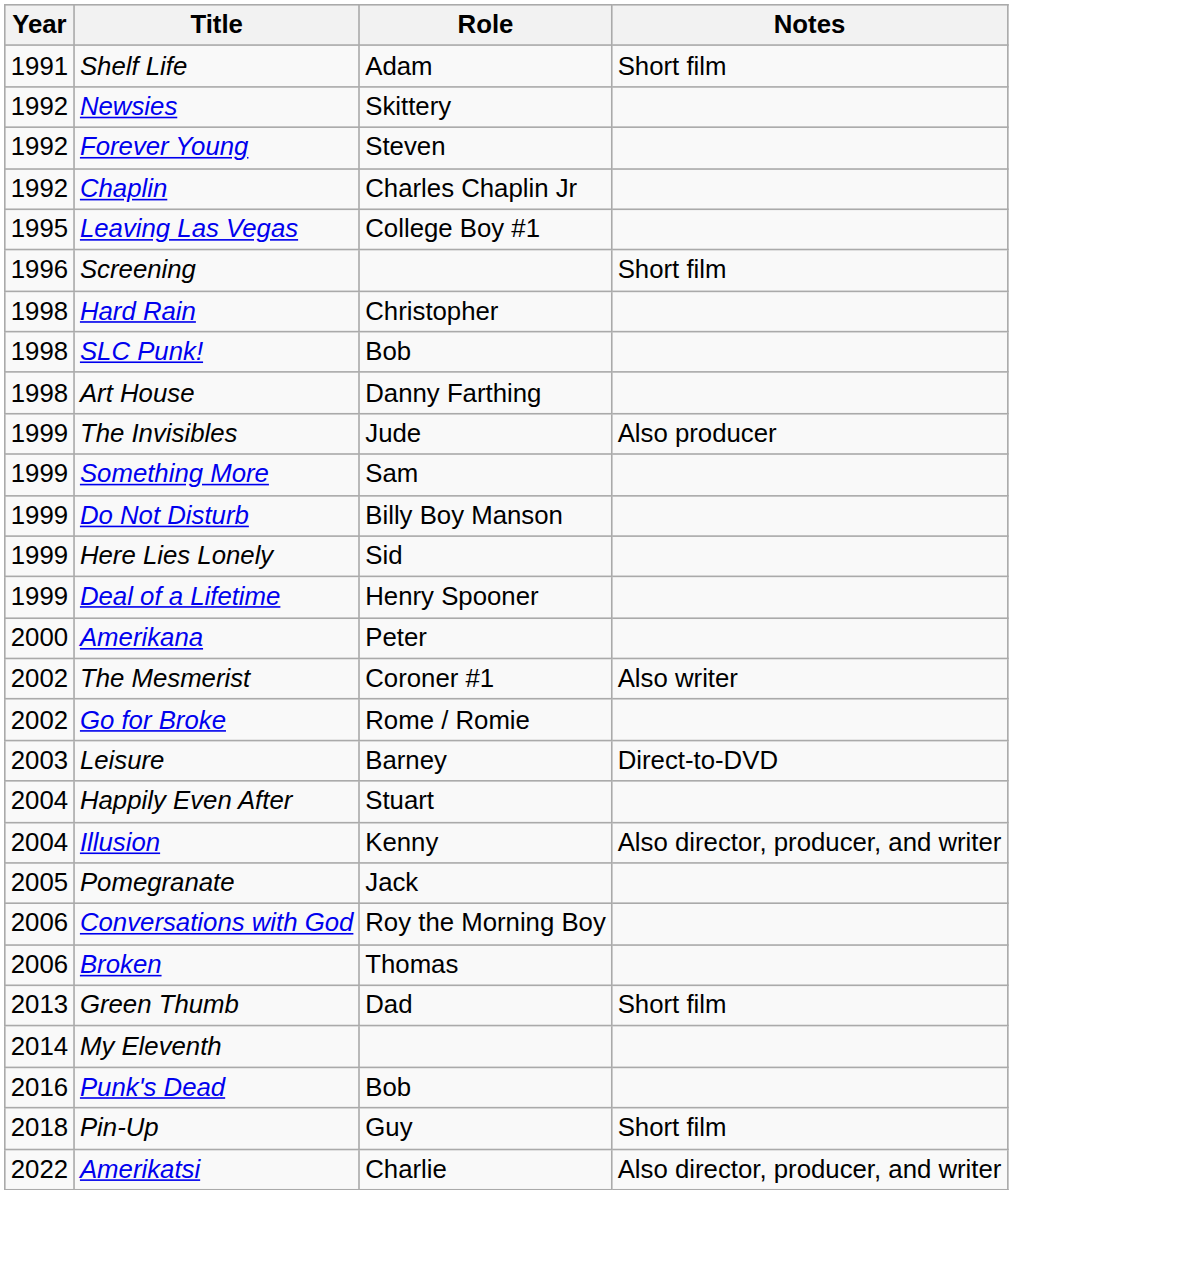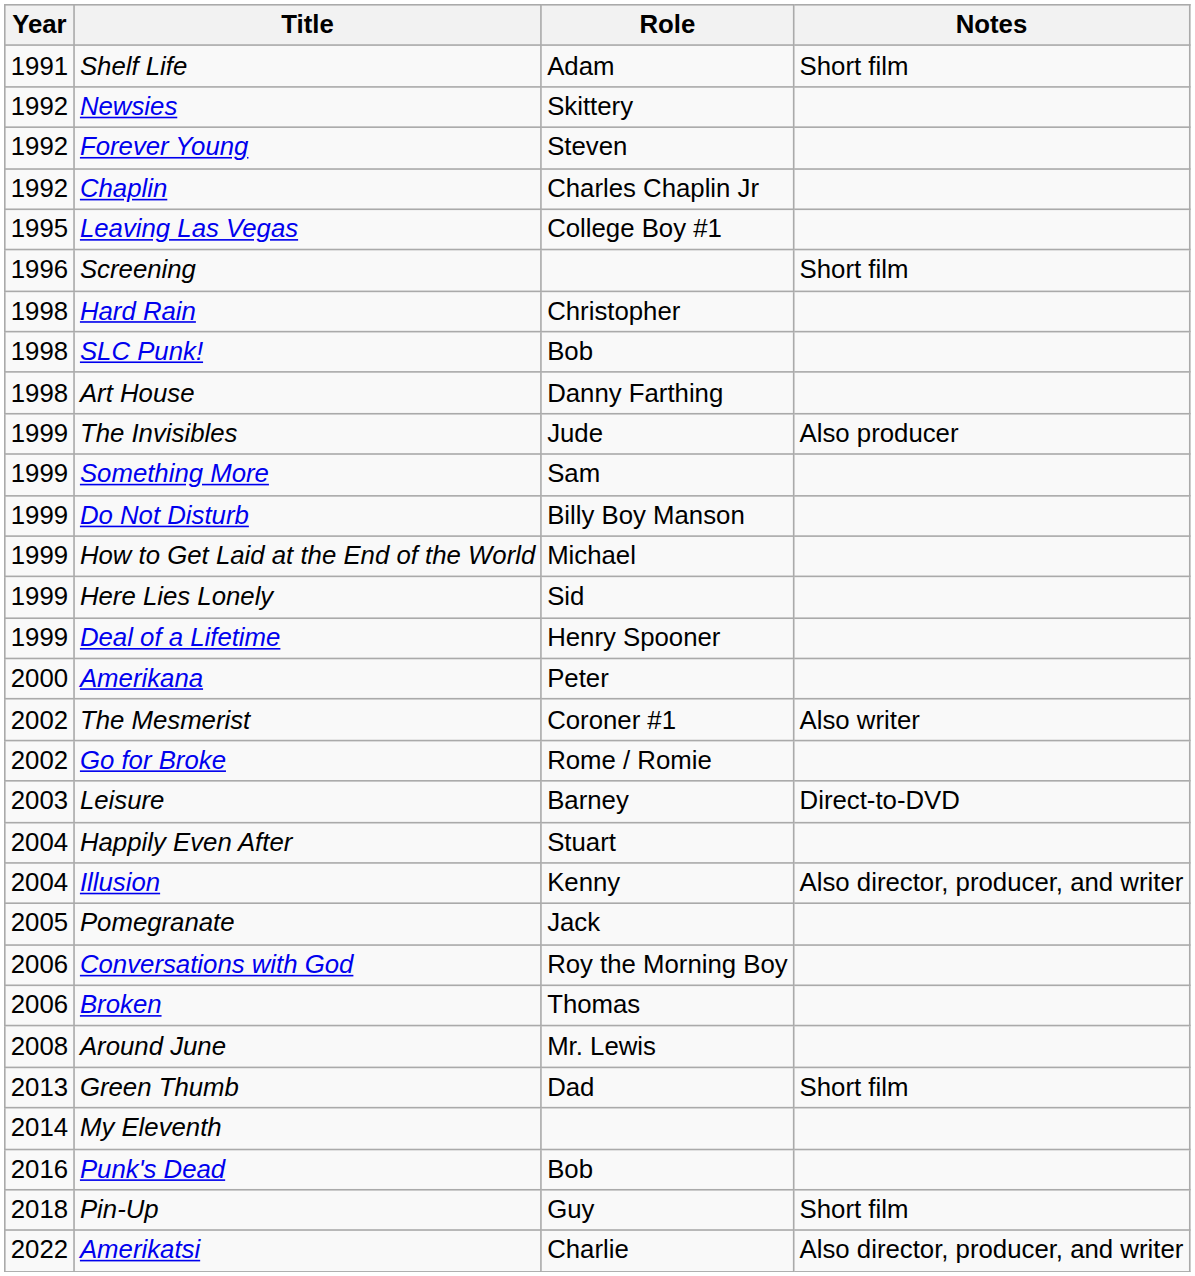+ row: (308, 556)
+ row: (153, 1046)
